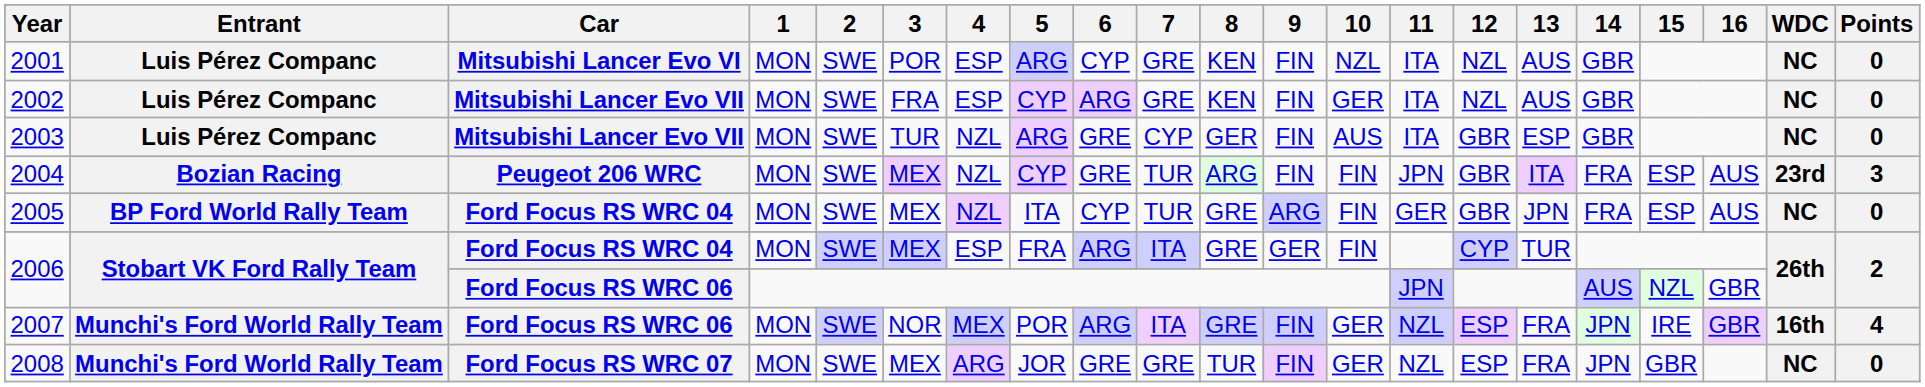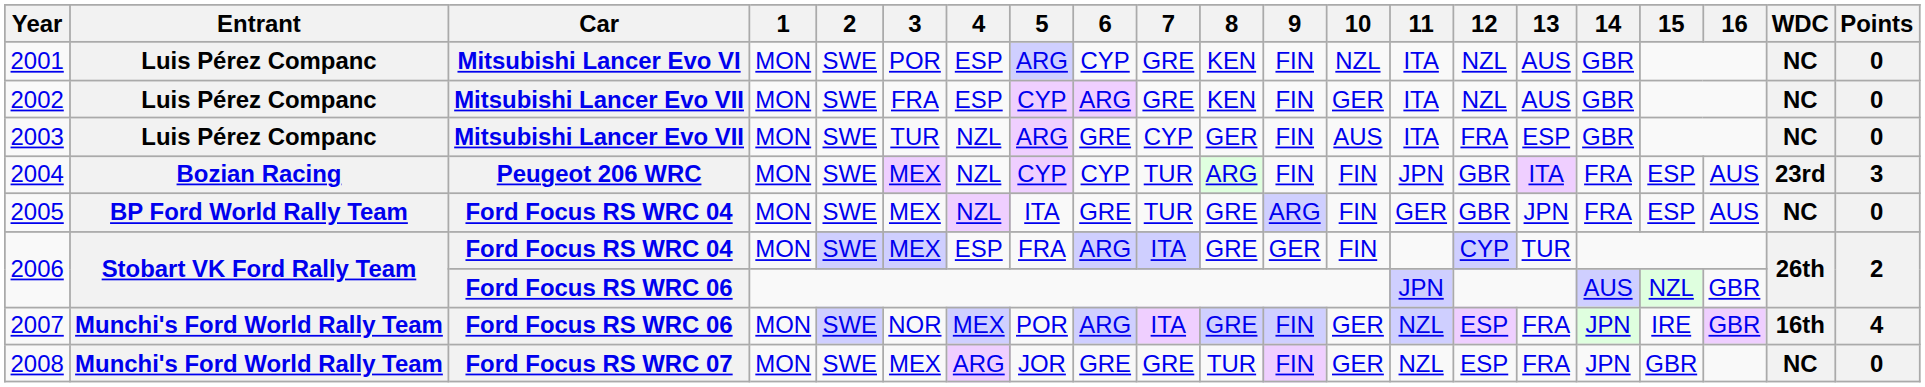(1484, 137) GBR -> (1484, 137) FRA
(1105, 174) GRE -> (1105, 174) CYP
(1105, 212) CYP -> (1105, 212) GRE
